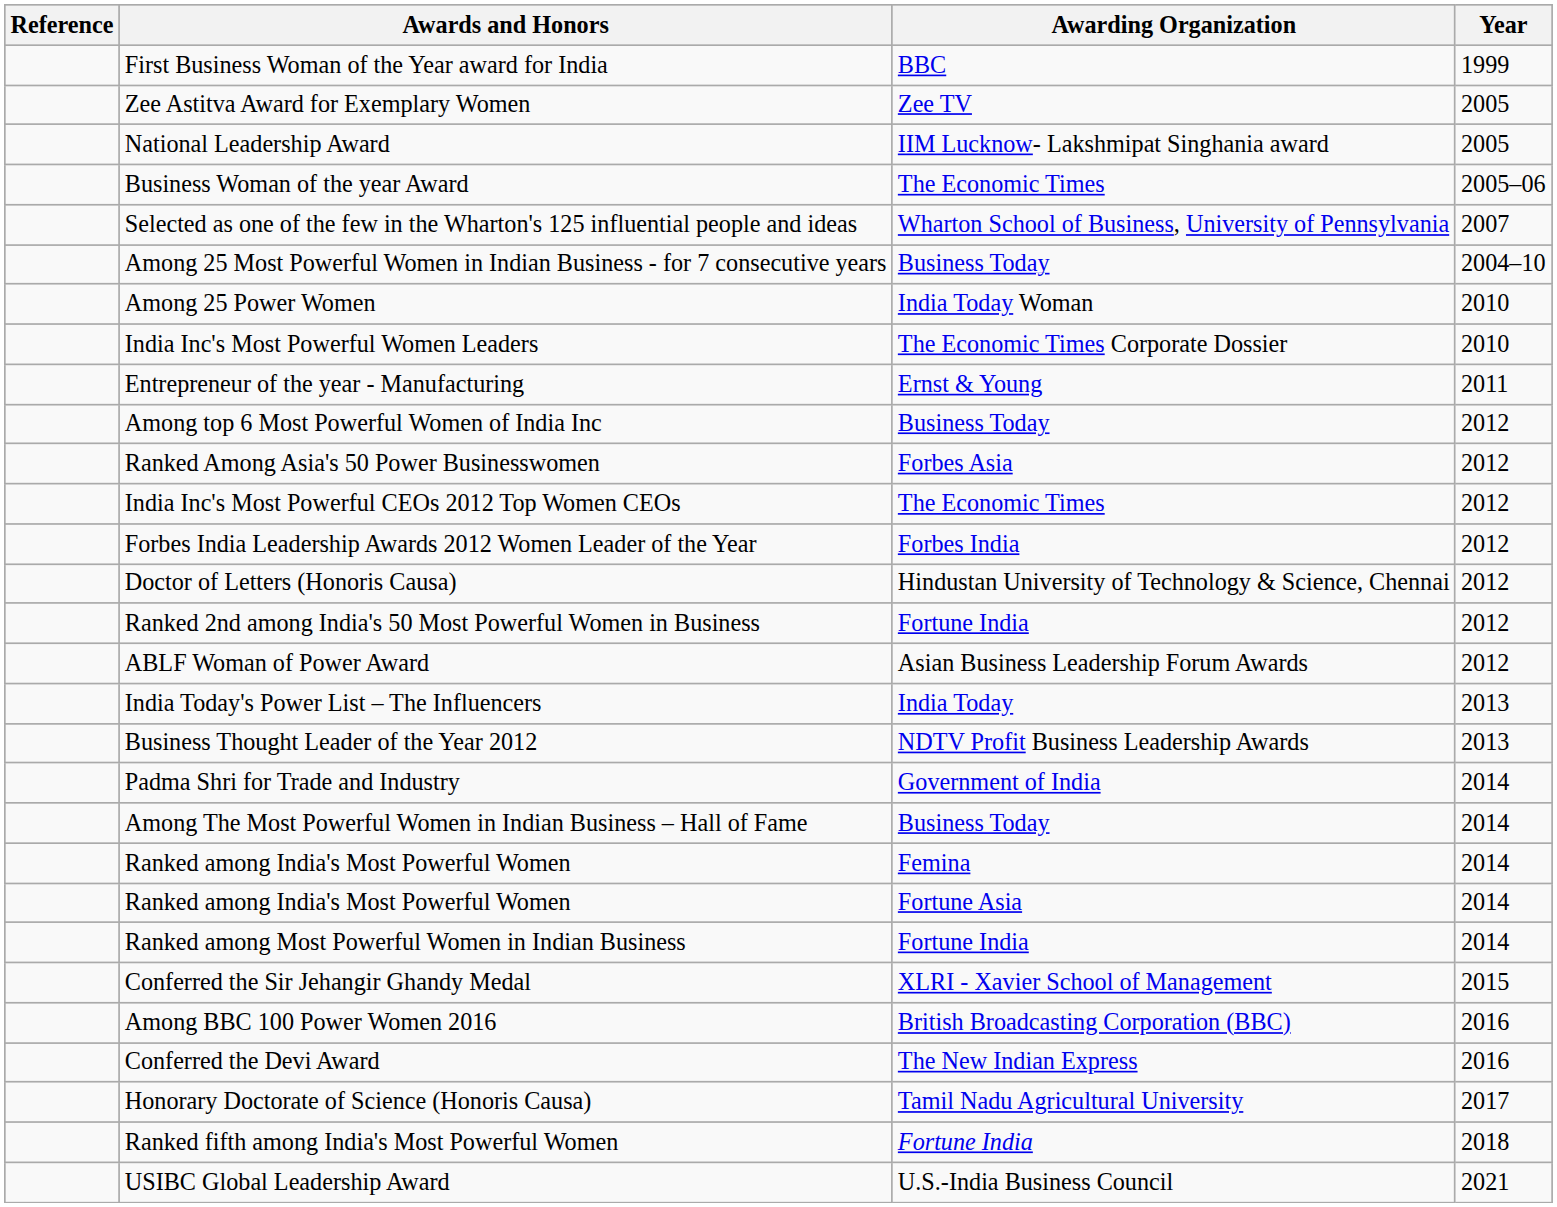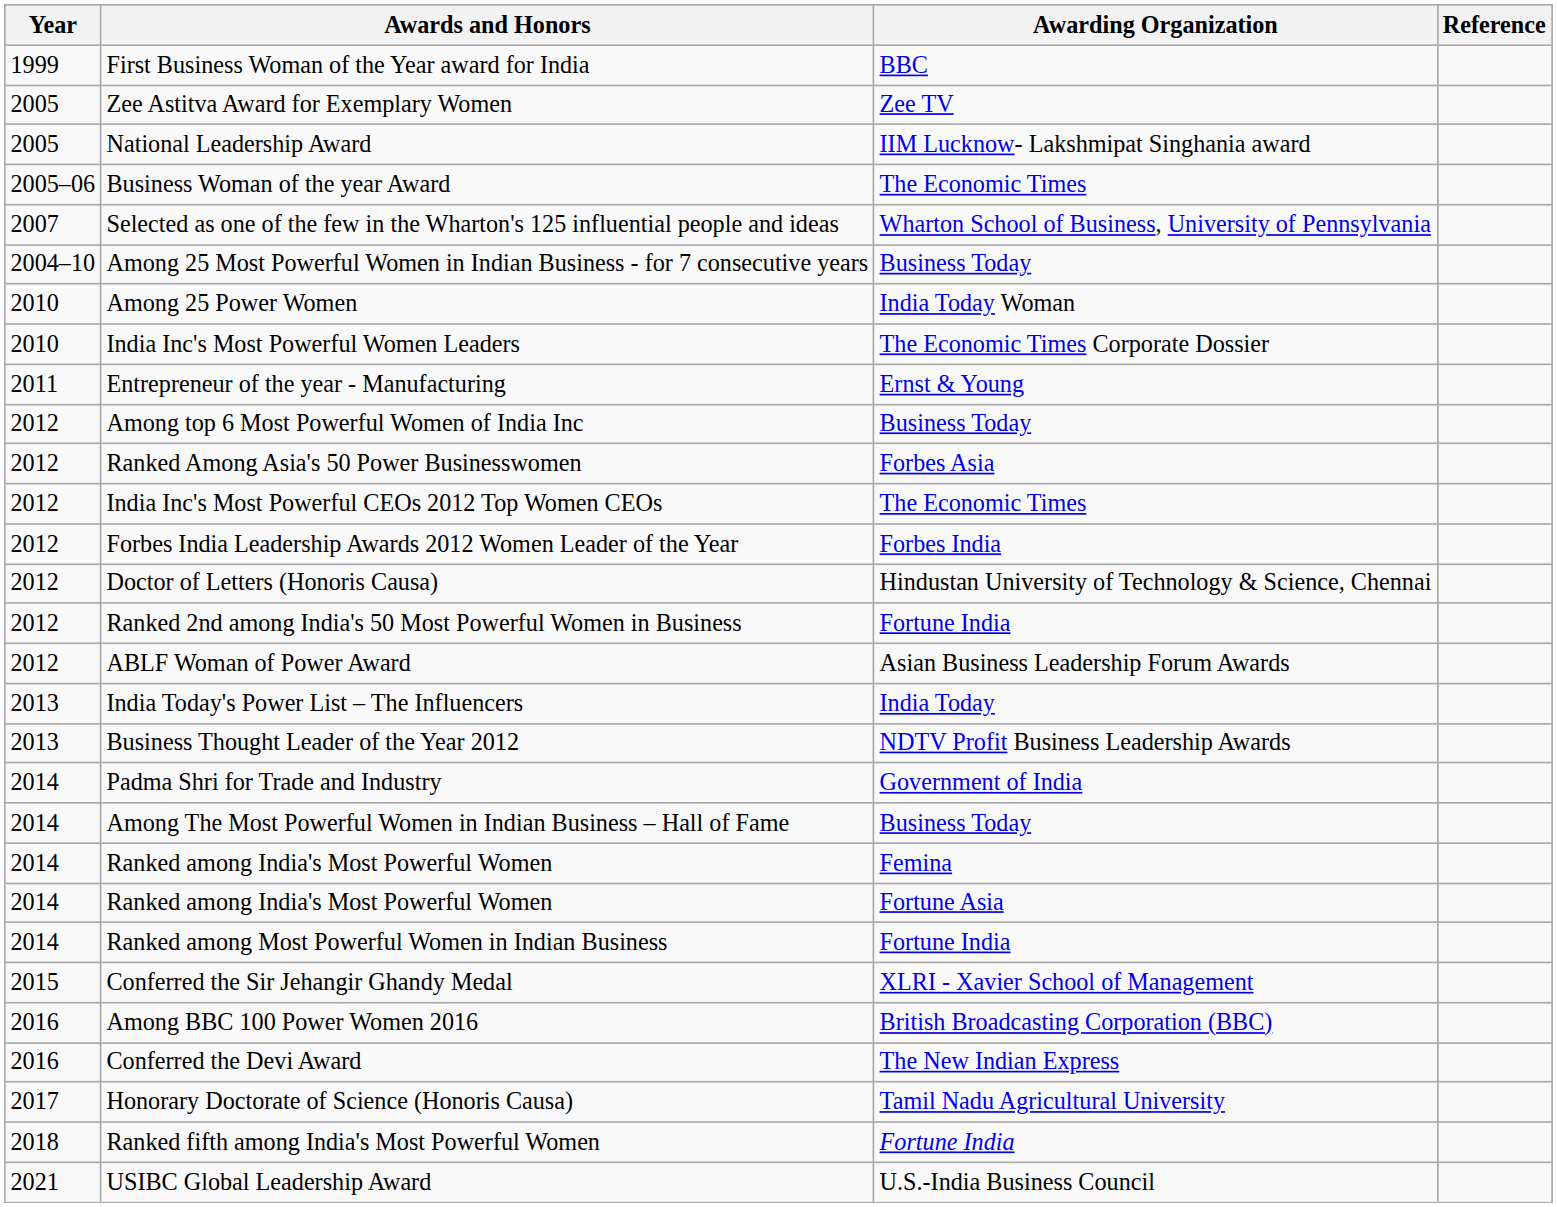columns swapped: (1503, 24) <-> (62, 24)
